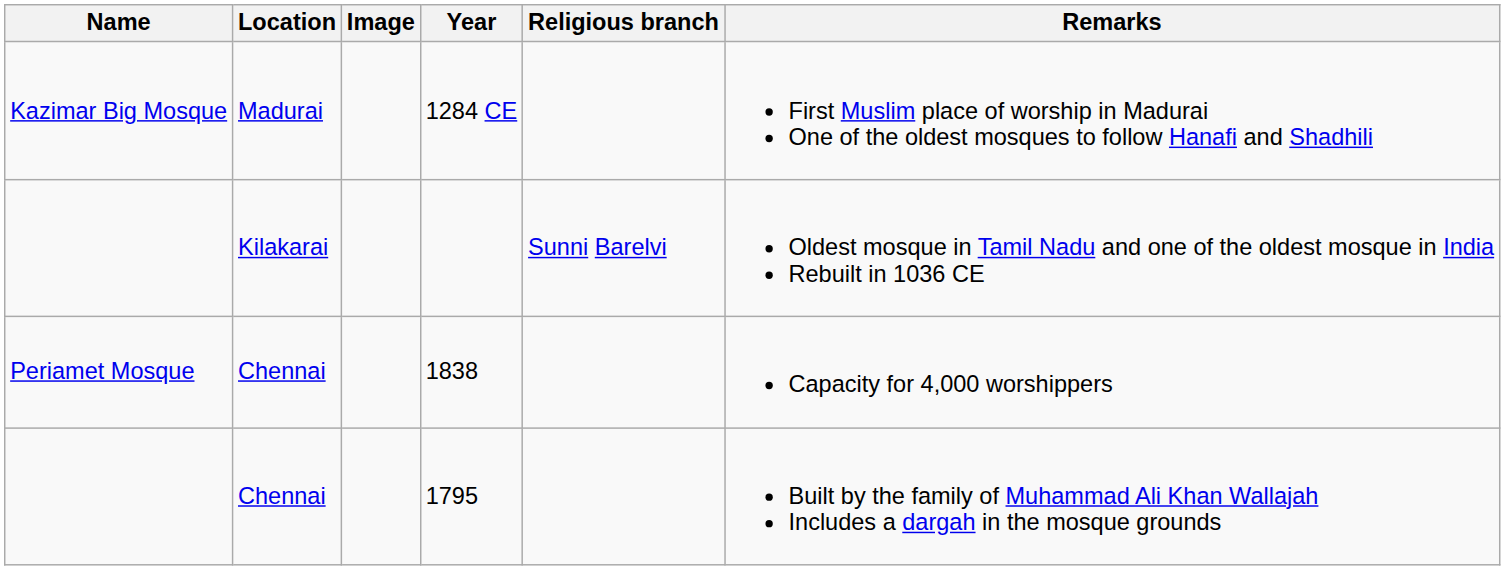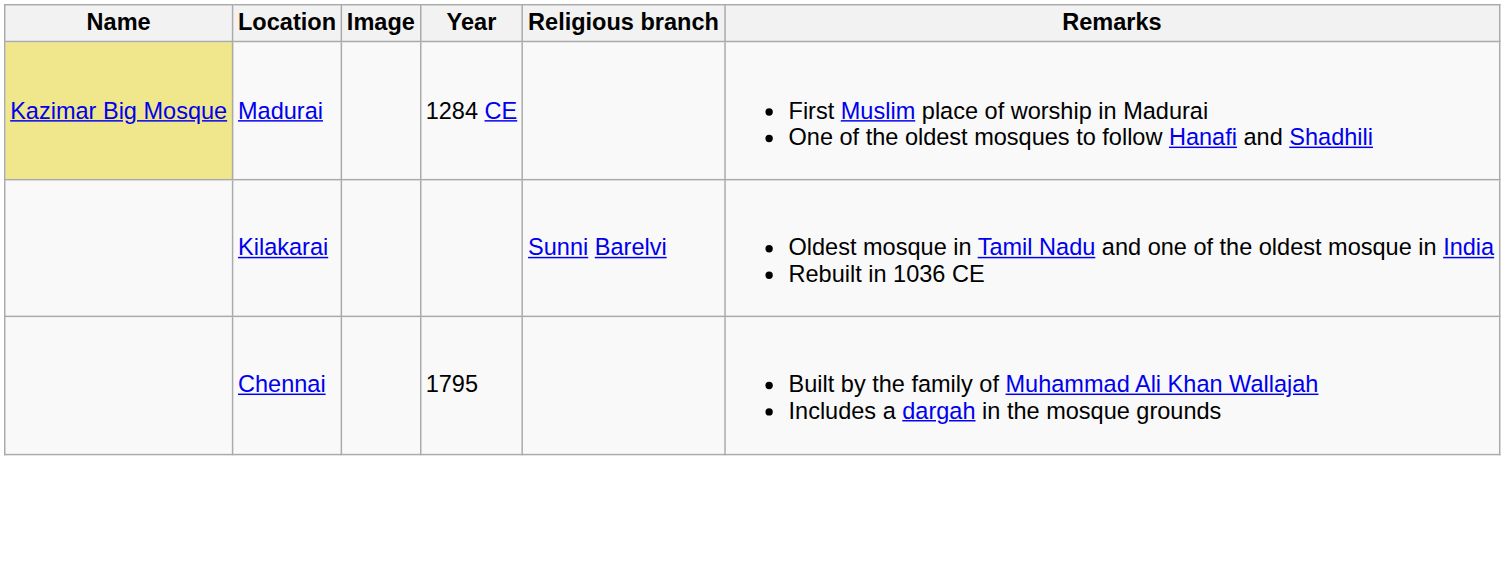(119, 110) no background -> (119, 110) khaki background
- row: (452, 371)
